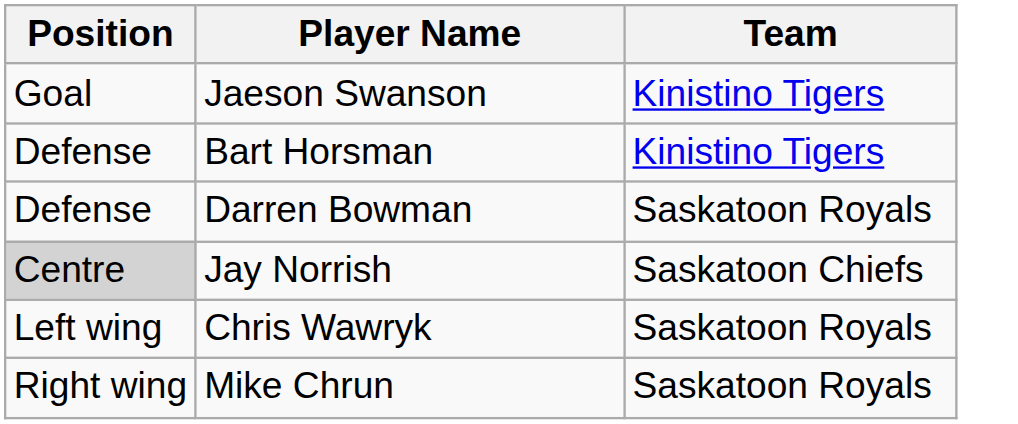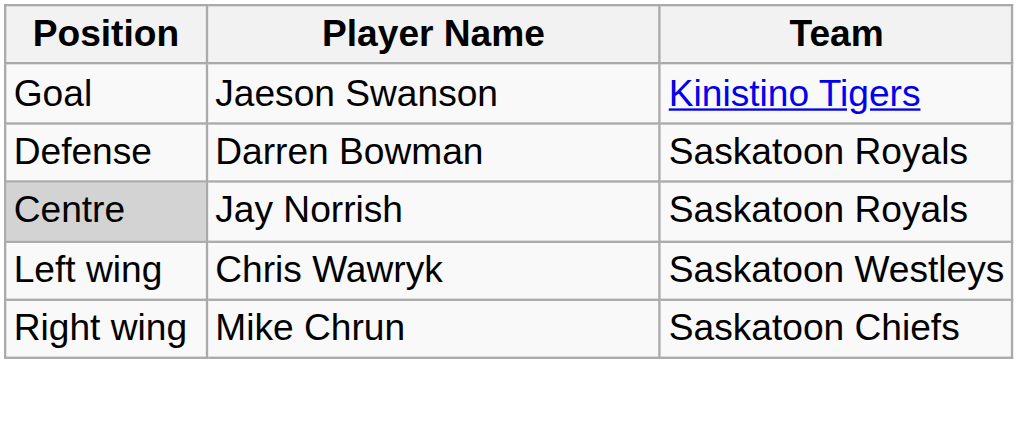- row: (319, 151)
(778, 269) Saskatoon Chiefs -> (818, 210) Saskatoon Royals
(782, 328) Saskatoon Royals -> (837, 269) Saskatoon Westleys
(782, 387) Saskatoon Royals -> (814, 328) Saskatoon Chiefs
